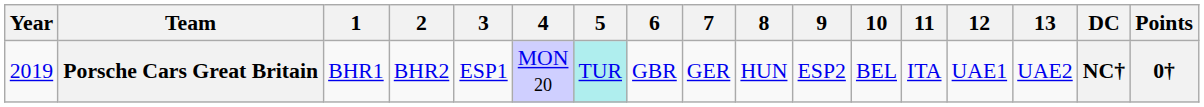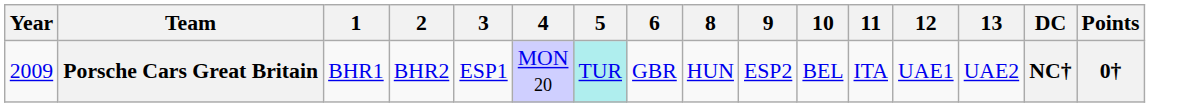- column: (709, 22)
(31, 71) 2019 -> (31, 71) 2009
